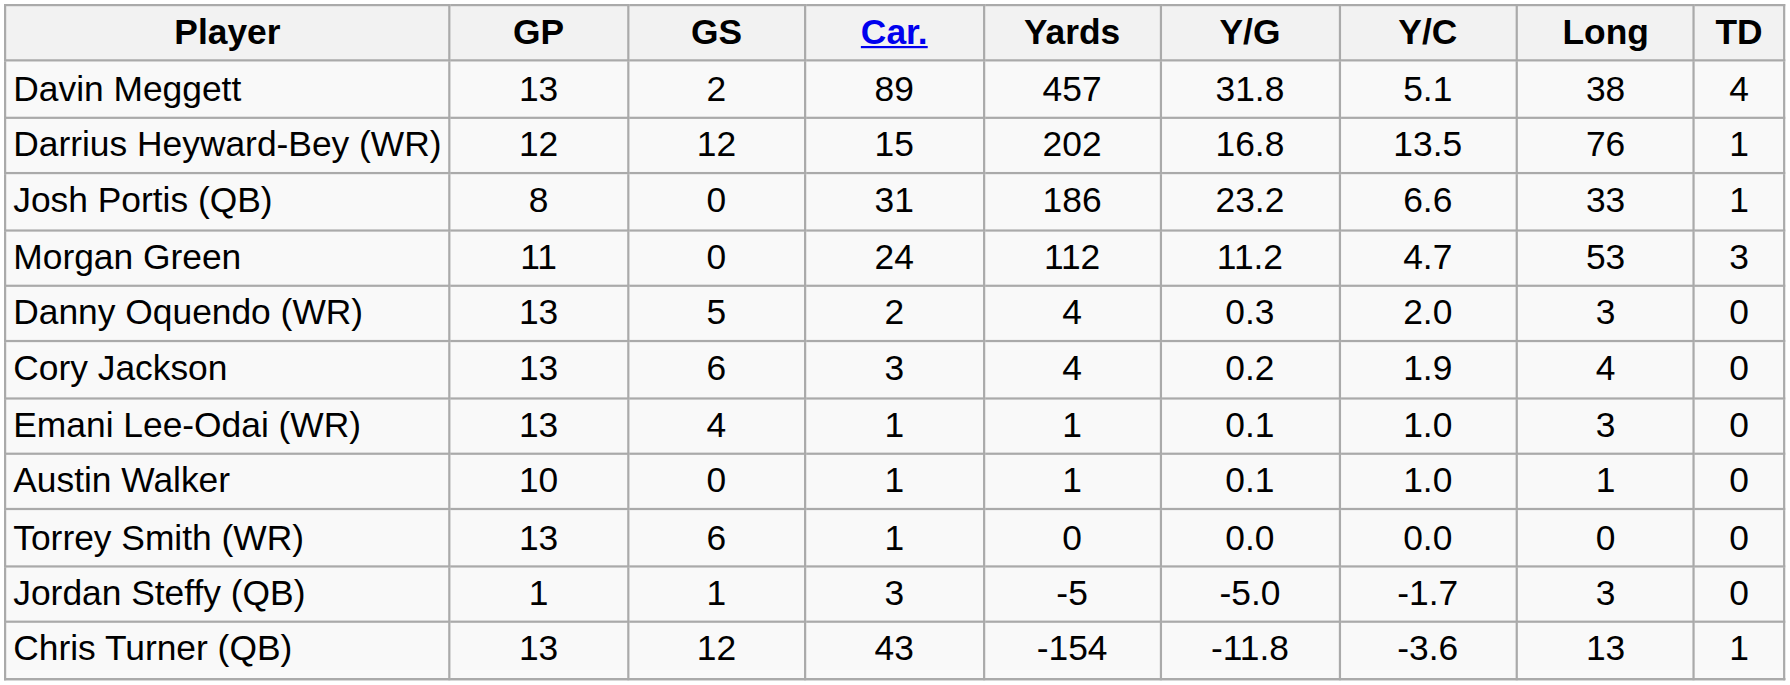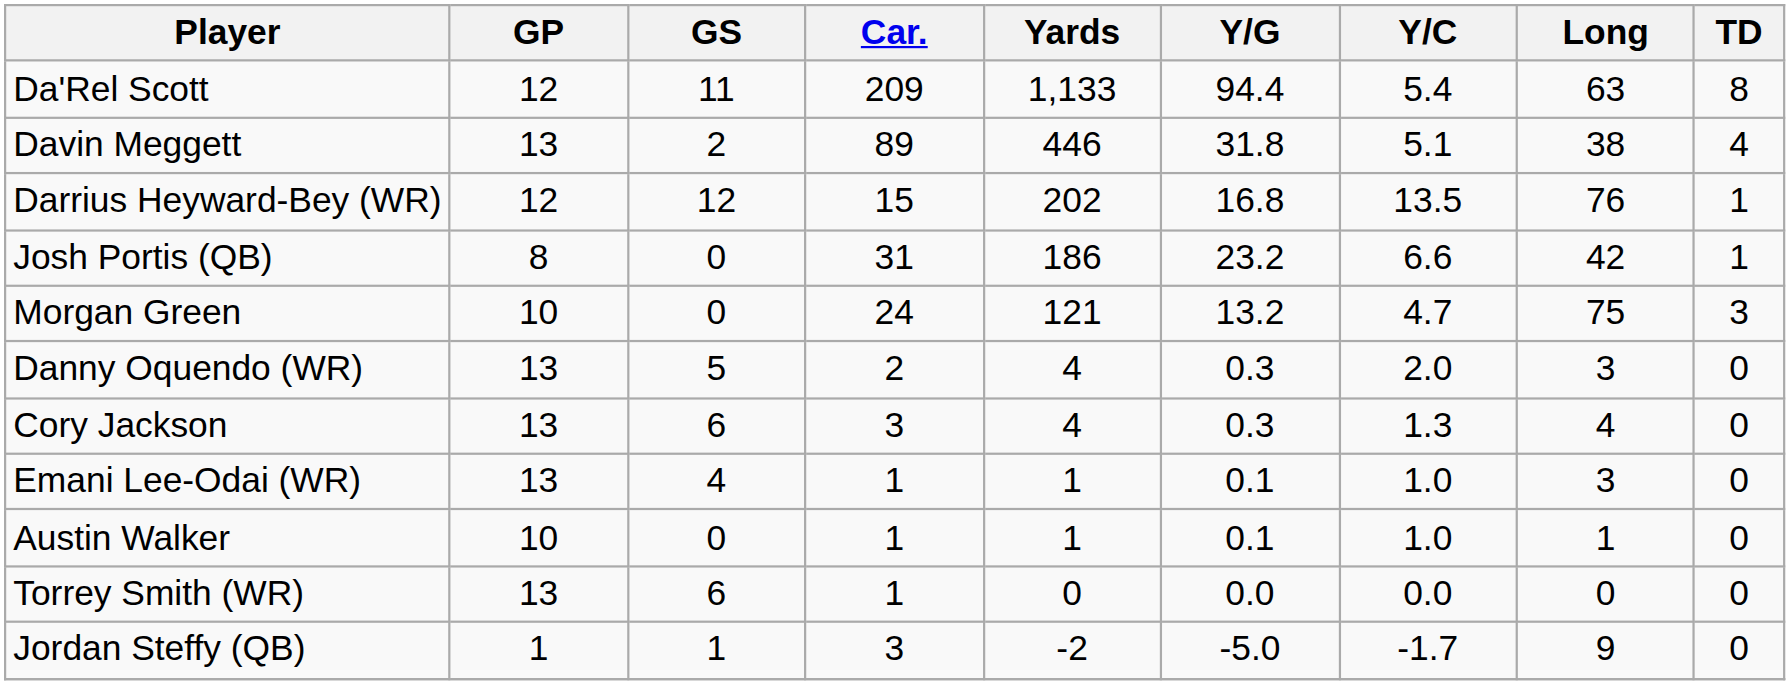+ row: (111, 88)
(1072, 88) 457 -> (1072, 144) 446
(1606, 200) 33 -> (1606, 256) 42
(539, 256) 11 -> (539, 312) 10
(1072, 256) 112 -> (1072, 312) 121
(1250, 256) 11.2 -> (1250, 312) 13.2
(1606, 256) 53 -> (1606, 312) 75
(1250, 369) 0.2 -> (1250, 425) 0.3
(1428, 369) 1.9 -> (1428, 425) 1.3
(1072, 593) -5 -> (1072, 649) -2
(1606, 593) 3 -> (1606, 649) 9
- row: (153, 649)
